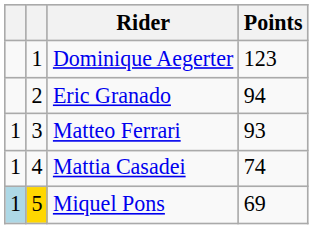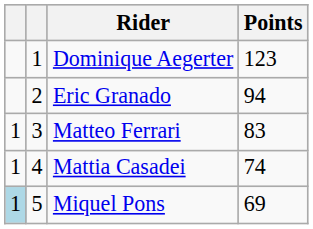(255, 131) 93 -> (255, 131) 83
(37, 204) gold background -> (37, 204) no background
